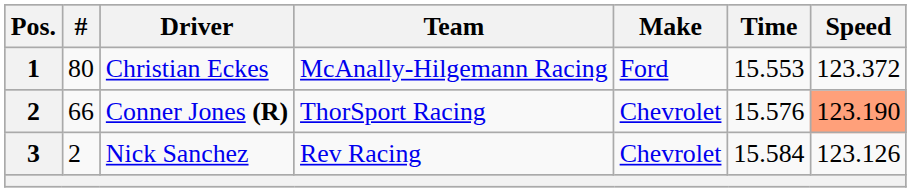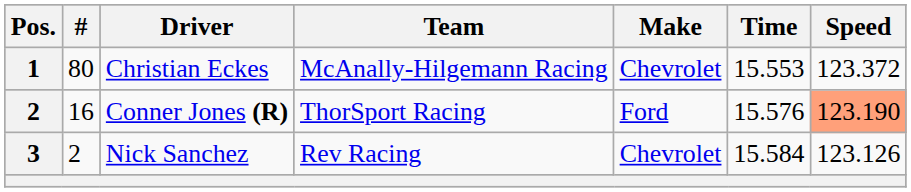(644, 68) Ford -> (671, 68) Chevrolet
(81, 111) 66 -> (81, 111) 16
(671, 111) Chevrolet -> (644, 111) Ford
